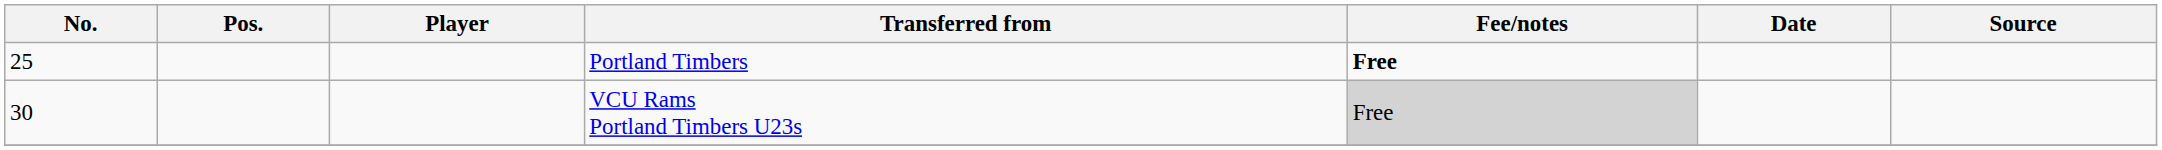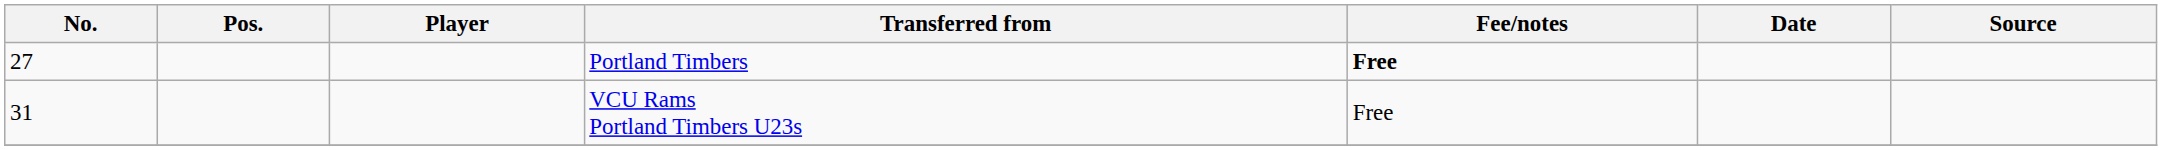(22, 61) 25 -> (22, 61) 27
(22, 112) 30 -> (22, 112) 31
(1373, 112) lightgrey background -> (1373, 112) no background
